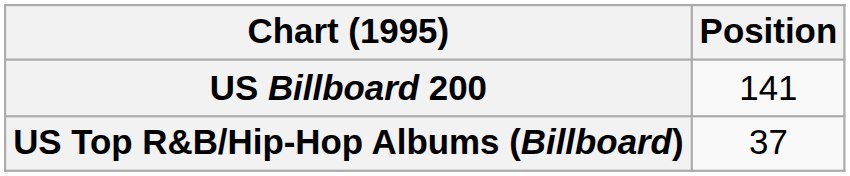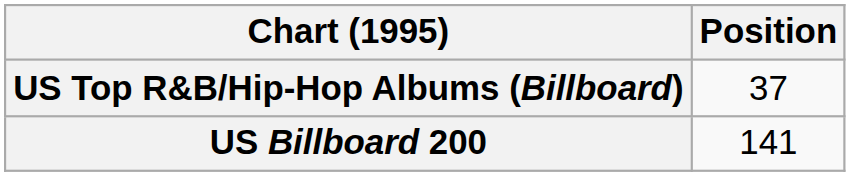rows swapped: (348, 87) <-> (348, 142)
